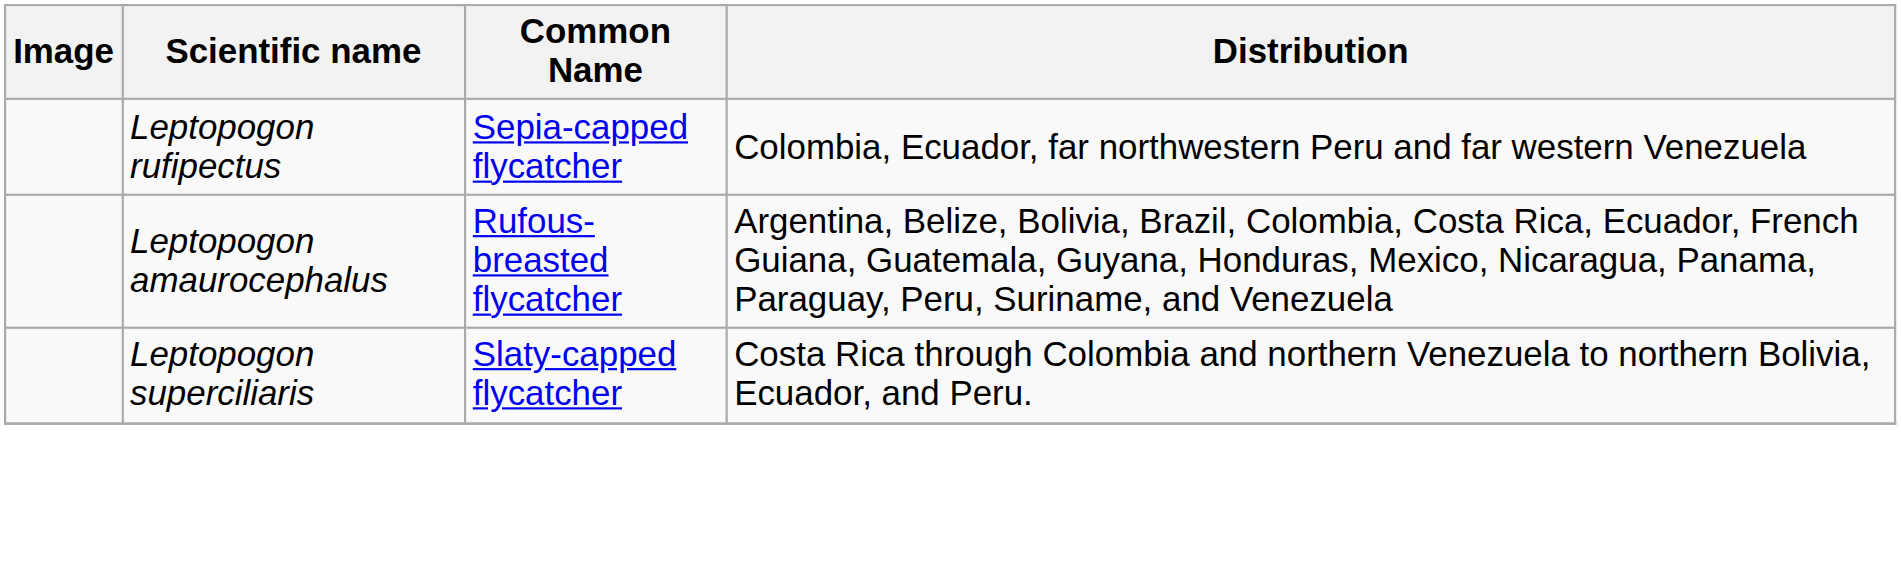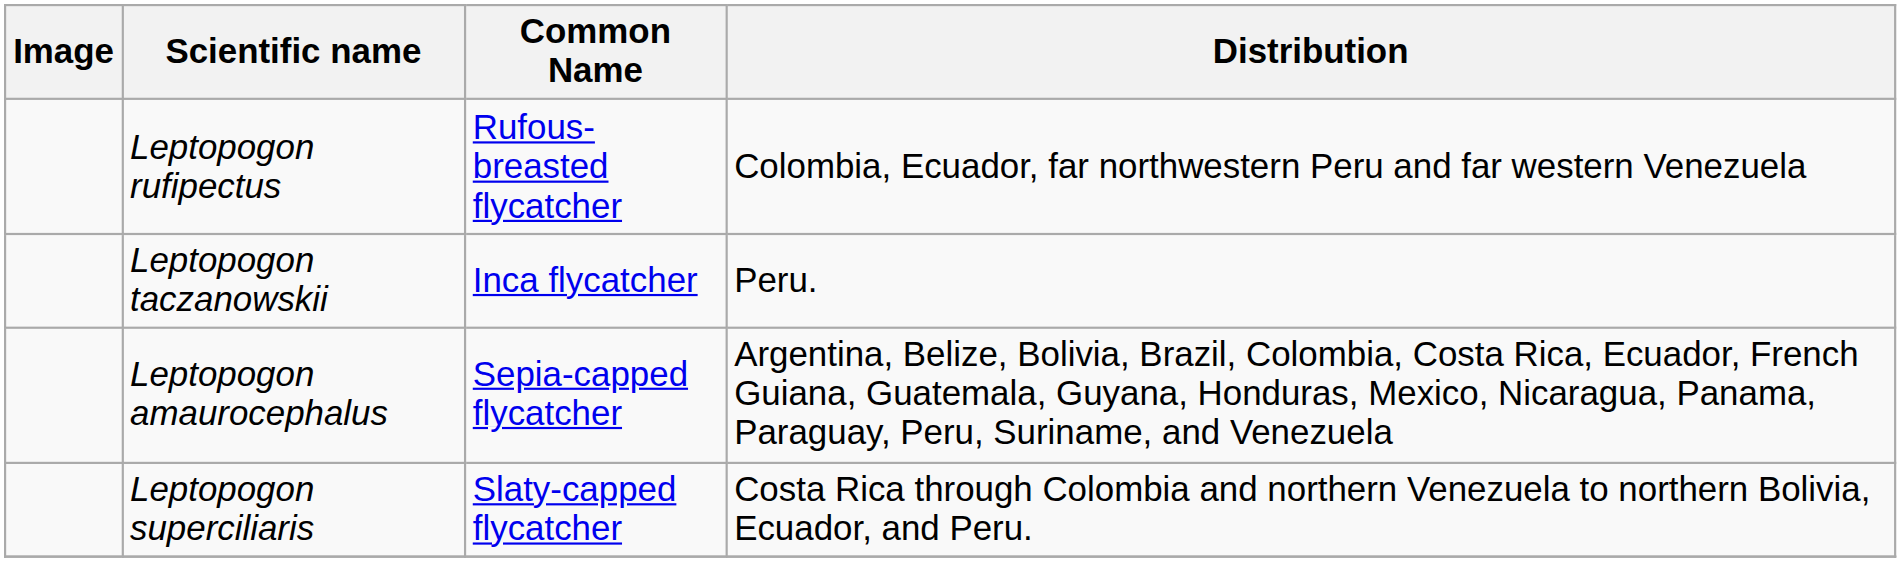(580, 146) Sepia-capped flycatcher -> (547, 165) Rufous-breasted flycatcher
+ row: (229, 280)
(547, 260) Rufous-breasted flycatcher -> (580, 394) Sepia-capped flycatcher
